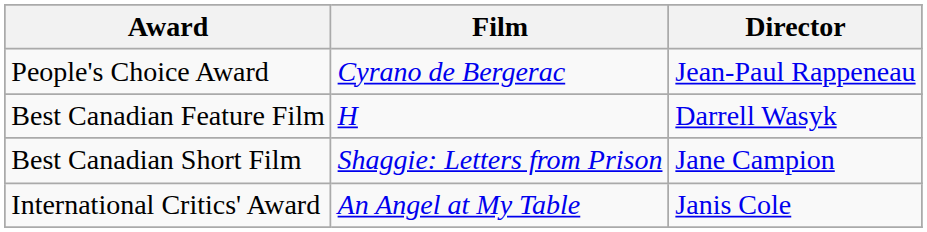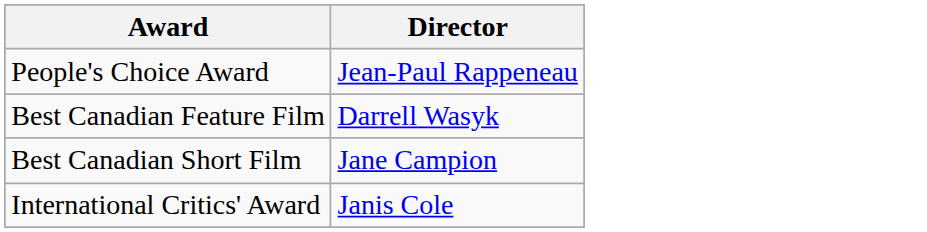- column: (500, 26)
